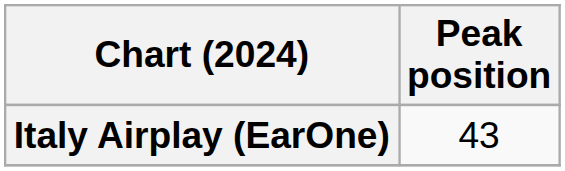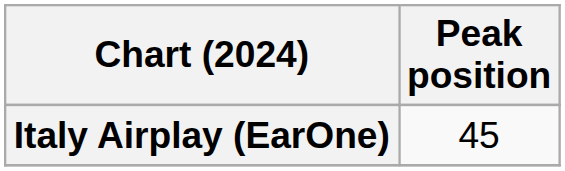(479, 134) 43 -> (479, 134) 45
